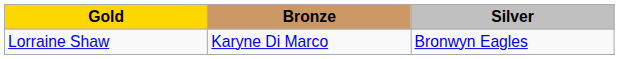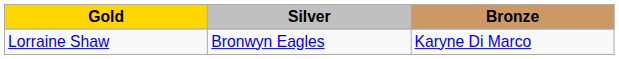columns swapped: (513, 16) <-> (309, 16)
